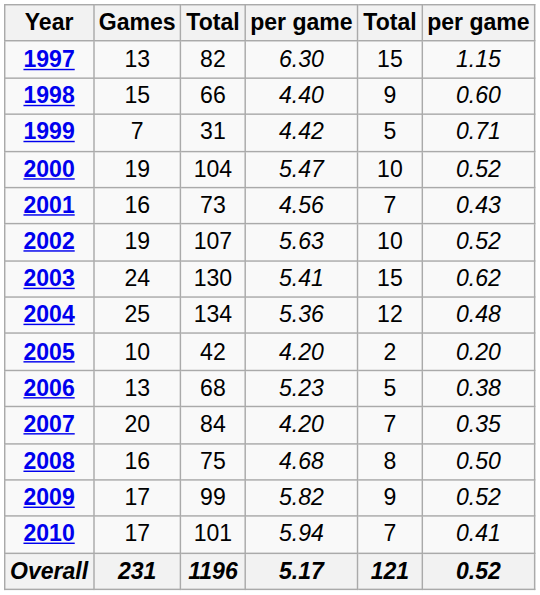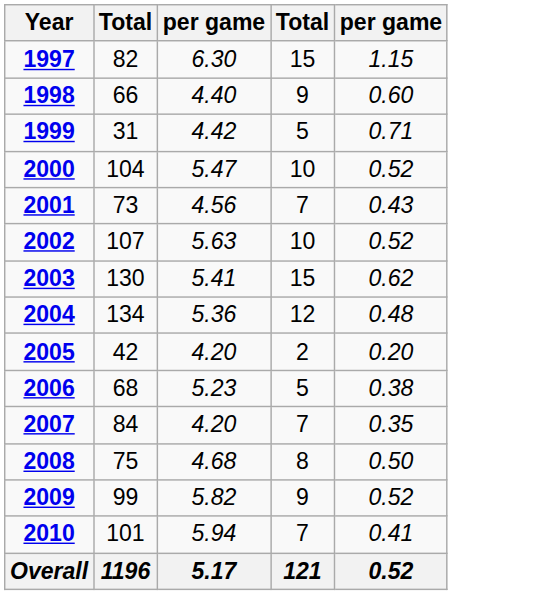- column: (137, 22)
